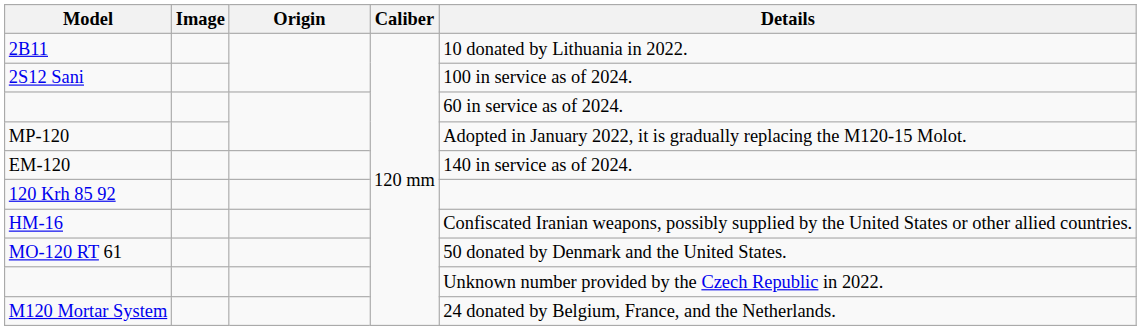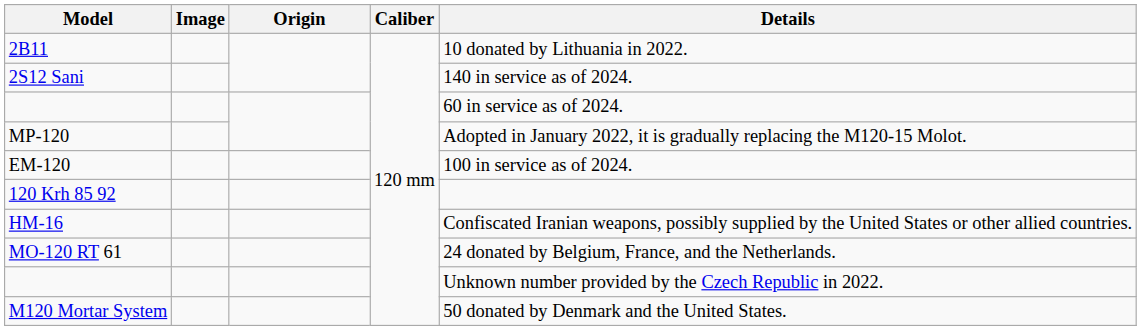(538, 77) 100 in service as of 2024. -> (538, 77) 140 in service as of 2024.
(538, 164) 140 in service as of 2024. -> (538, 164) 100 in service as of 2024.
(615, 252) 50 donated by Denmark and the United States. -> (640, 252) 24 donated by Belgium, France, and the Netherlands.
(640, 310) 24 donated by Belgium, France, and the Netherlands. -> (615, 310) 50 donated by Denmark and the United States.
